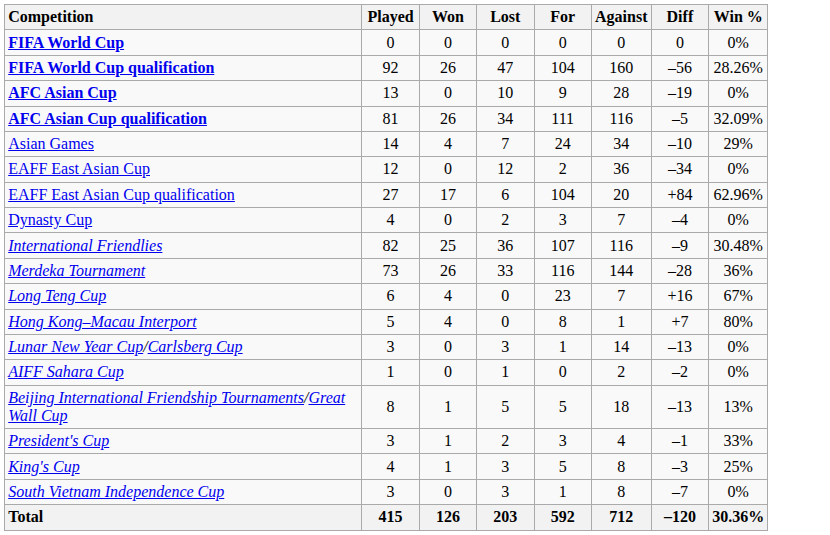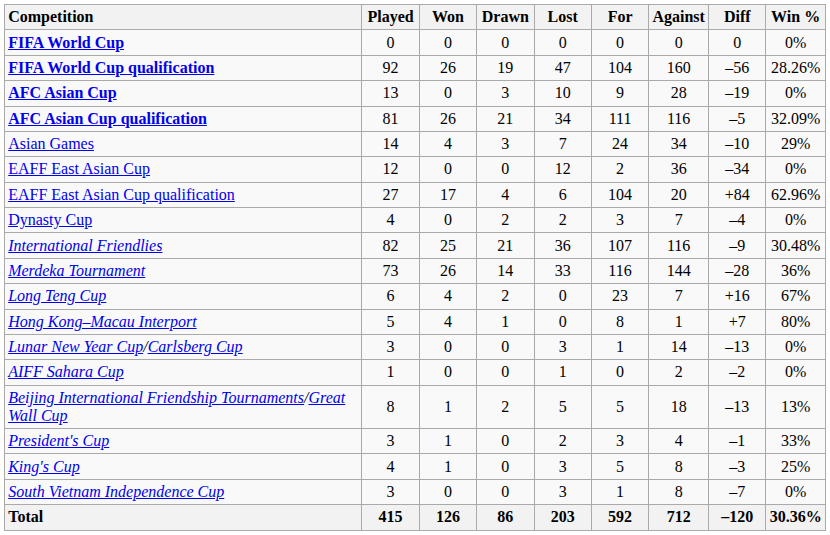+ column: (505, 17)
